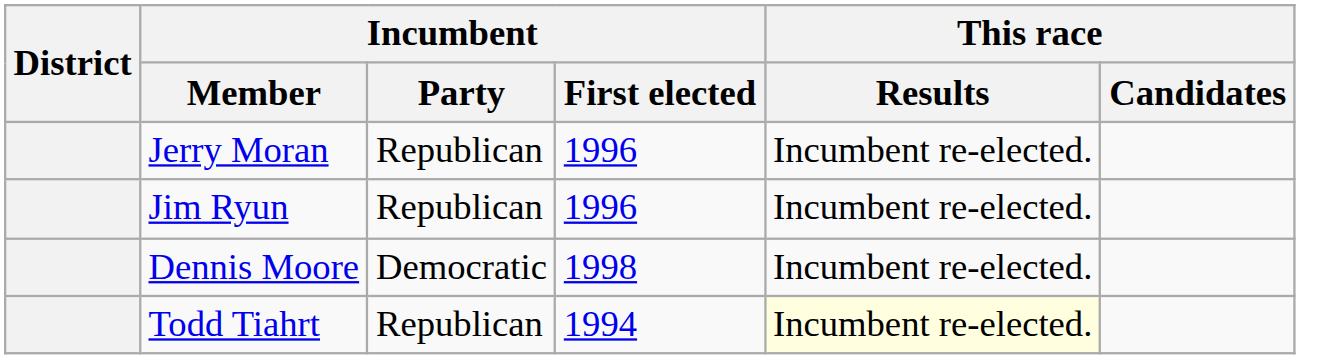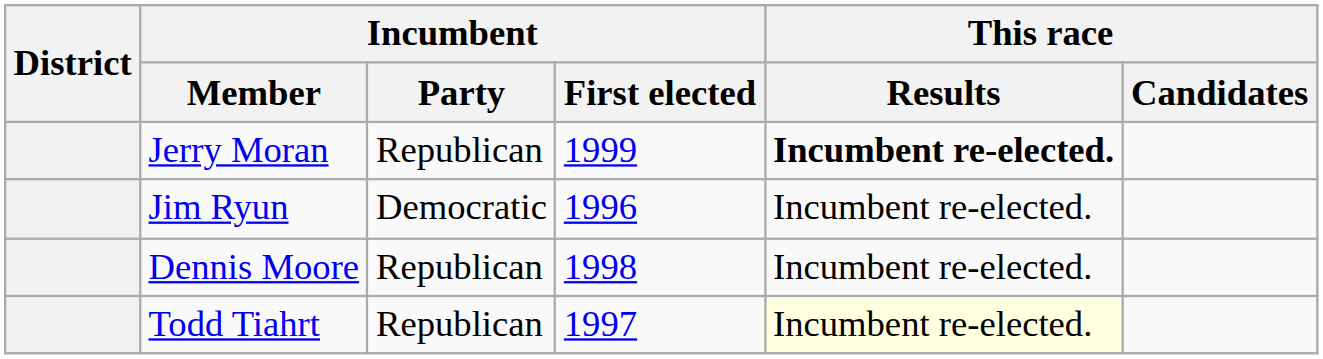(600, 149) 1996 -> (600, 149) 1999
(933, 149) normal -> (944, 149) bold
(459, 207) Republican -> (461, 207) Democratic
(461, 265) Democratic -> (459, 265) Republican
(600, 324) 1994 -> (600, 324) 1997
